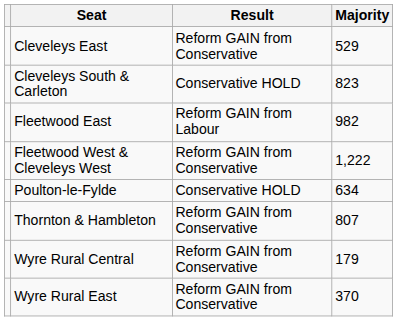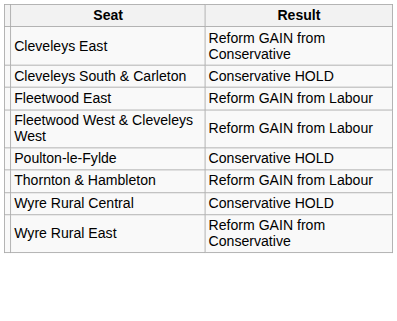- column: (362, 15)
(234, 160) Reform GAIN from Conservative -> (291, 128) Reform GAIN from Labour
(234, 220) Reform GAIN from Conservative -> (291, 181) Reform GAIN from Labour
(234, 259) Reform GAIN from Conservative -> (271, 203) Conservative HOLD
